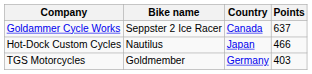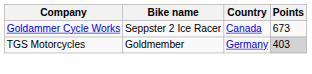(282, 28) 637 -> (281, 28) 673
- row: (64, 45)
(282, 61) no background -> (281, 45) lightgrey background
